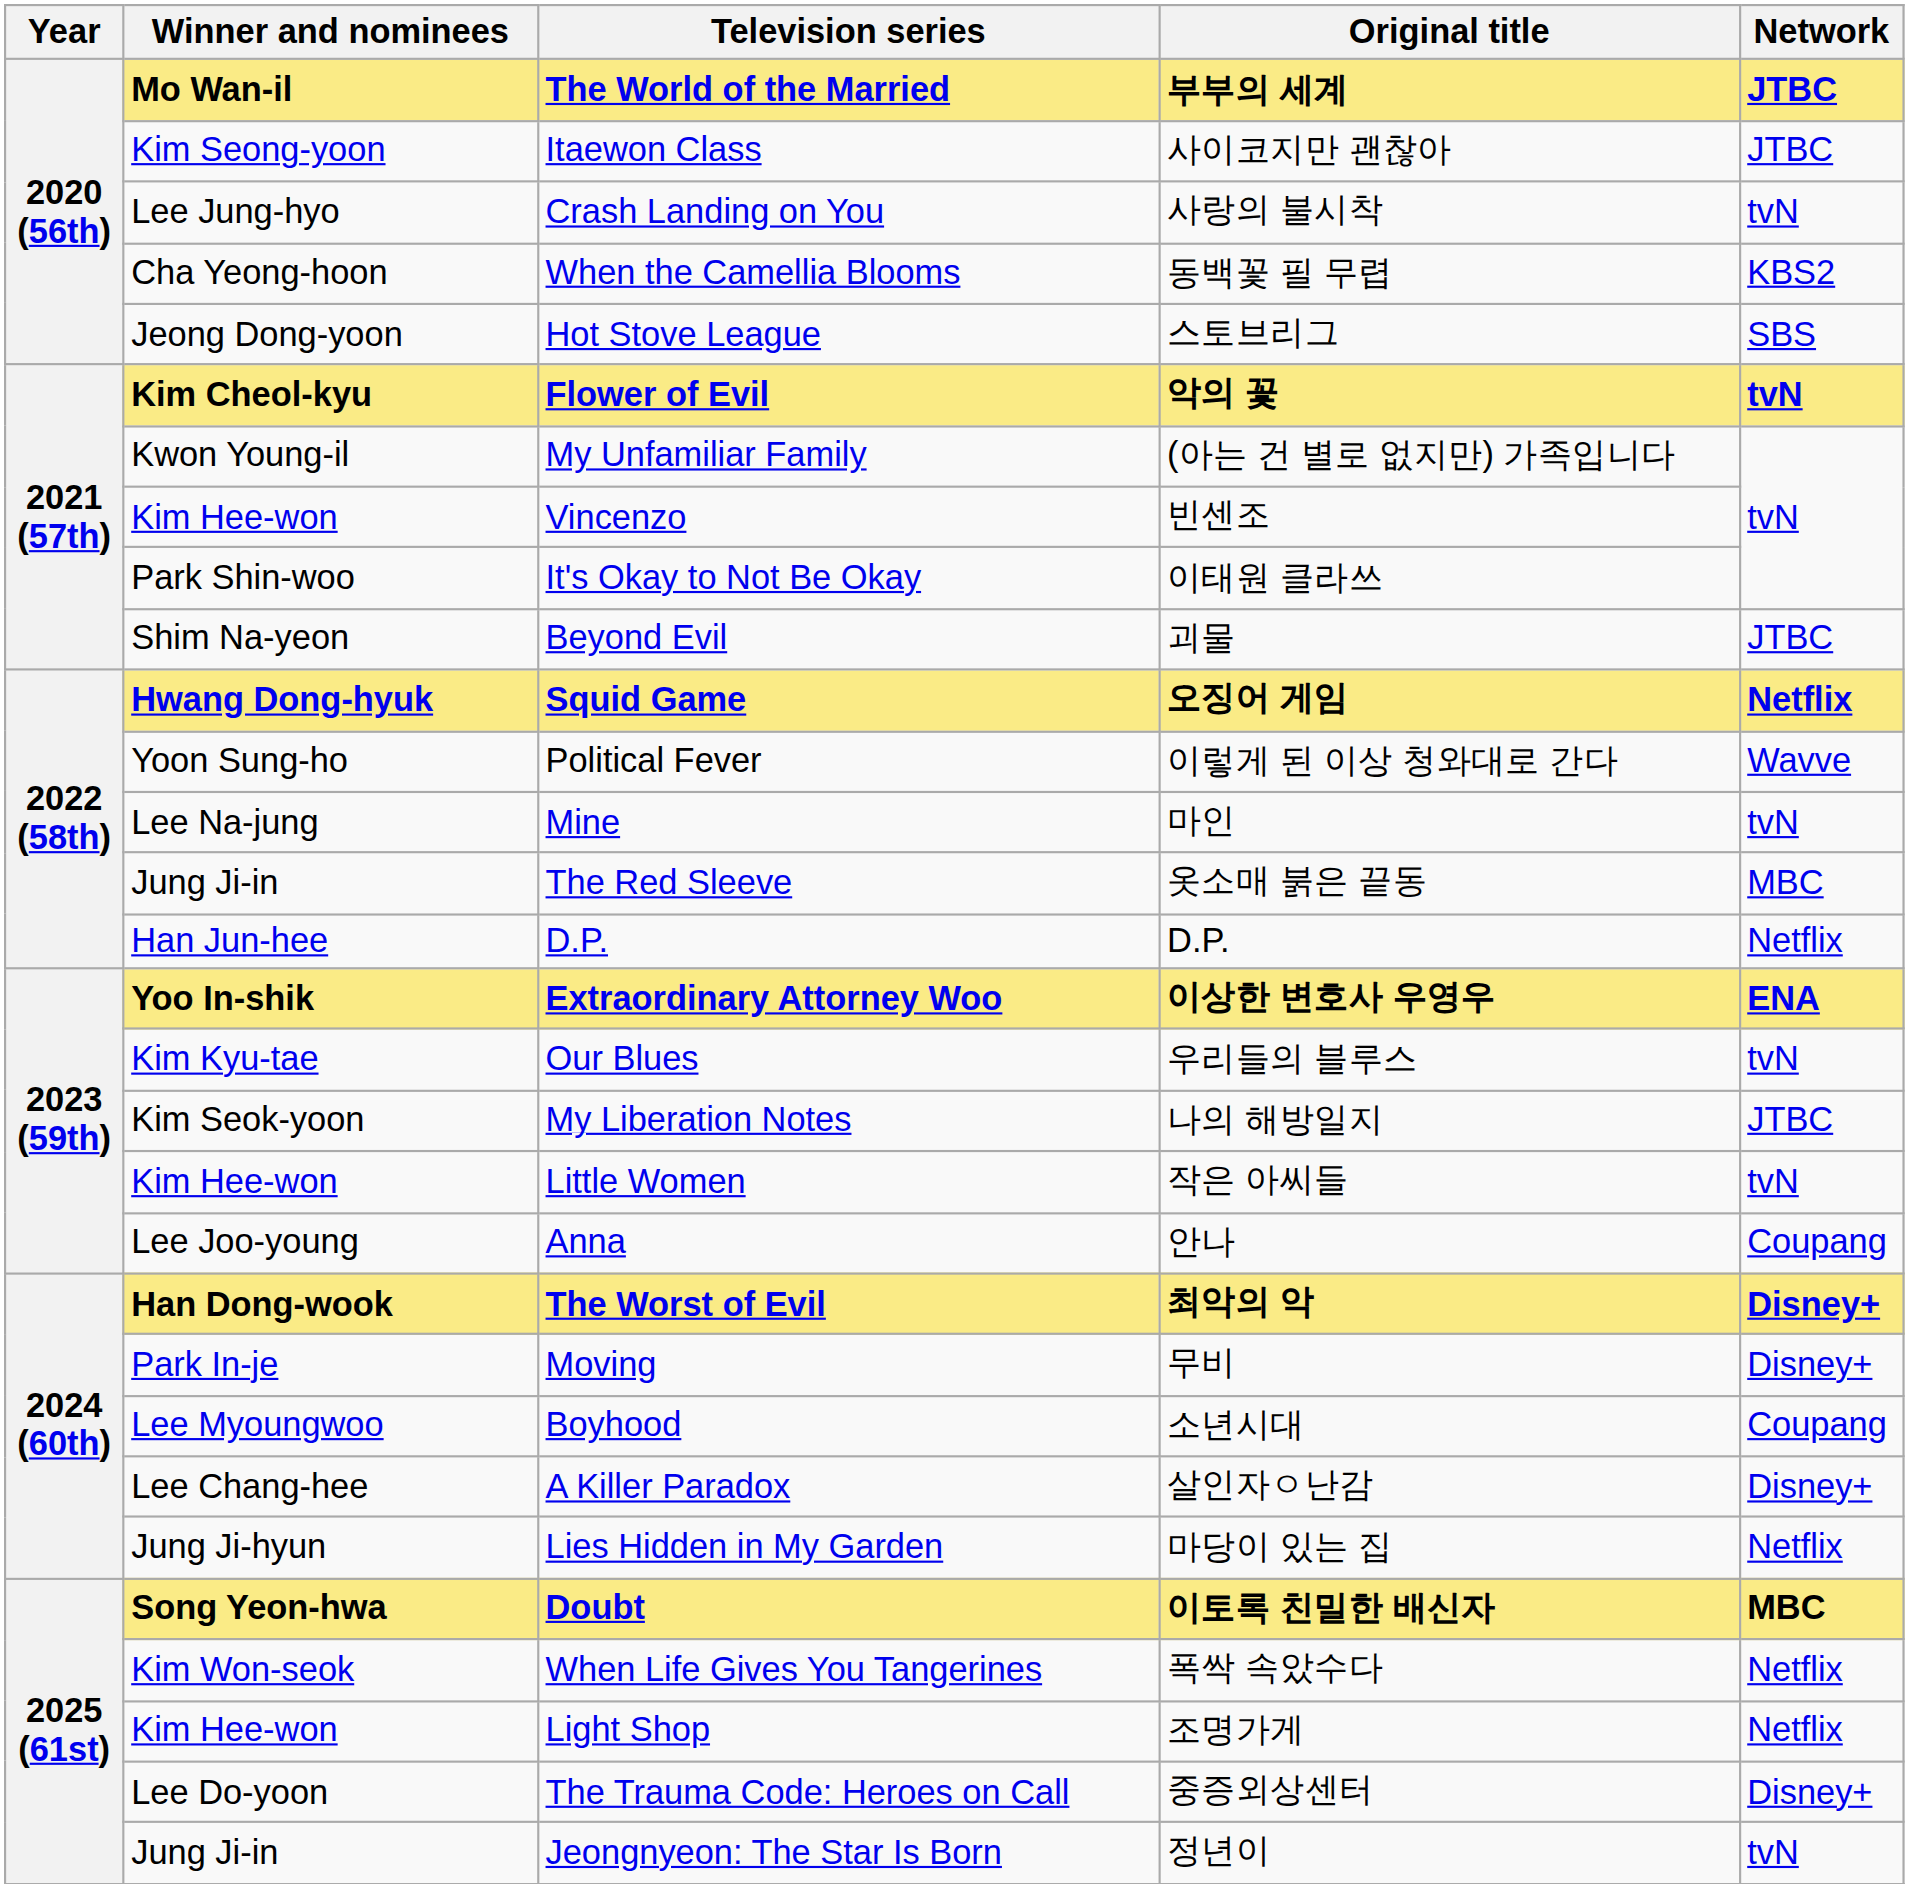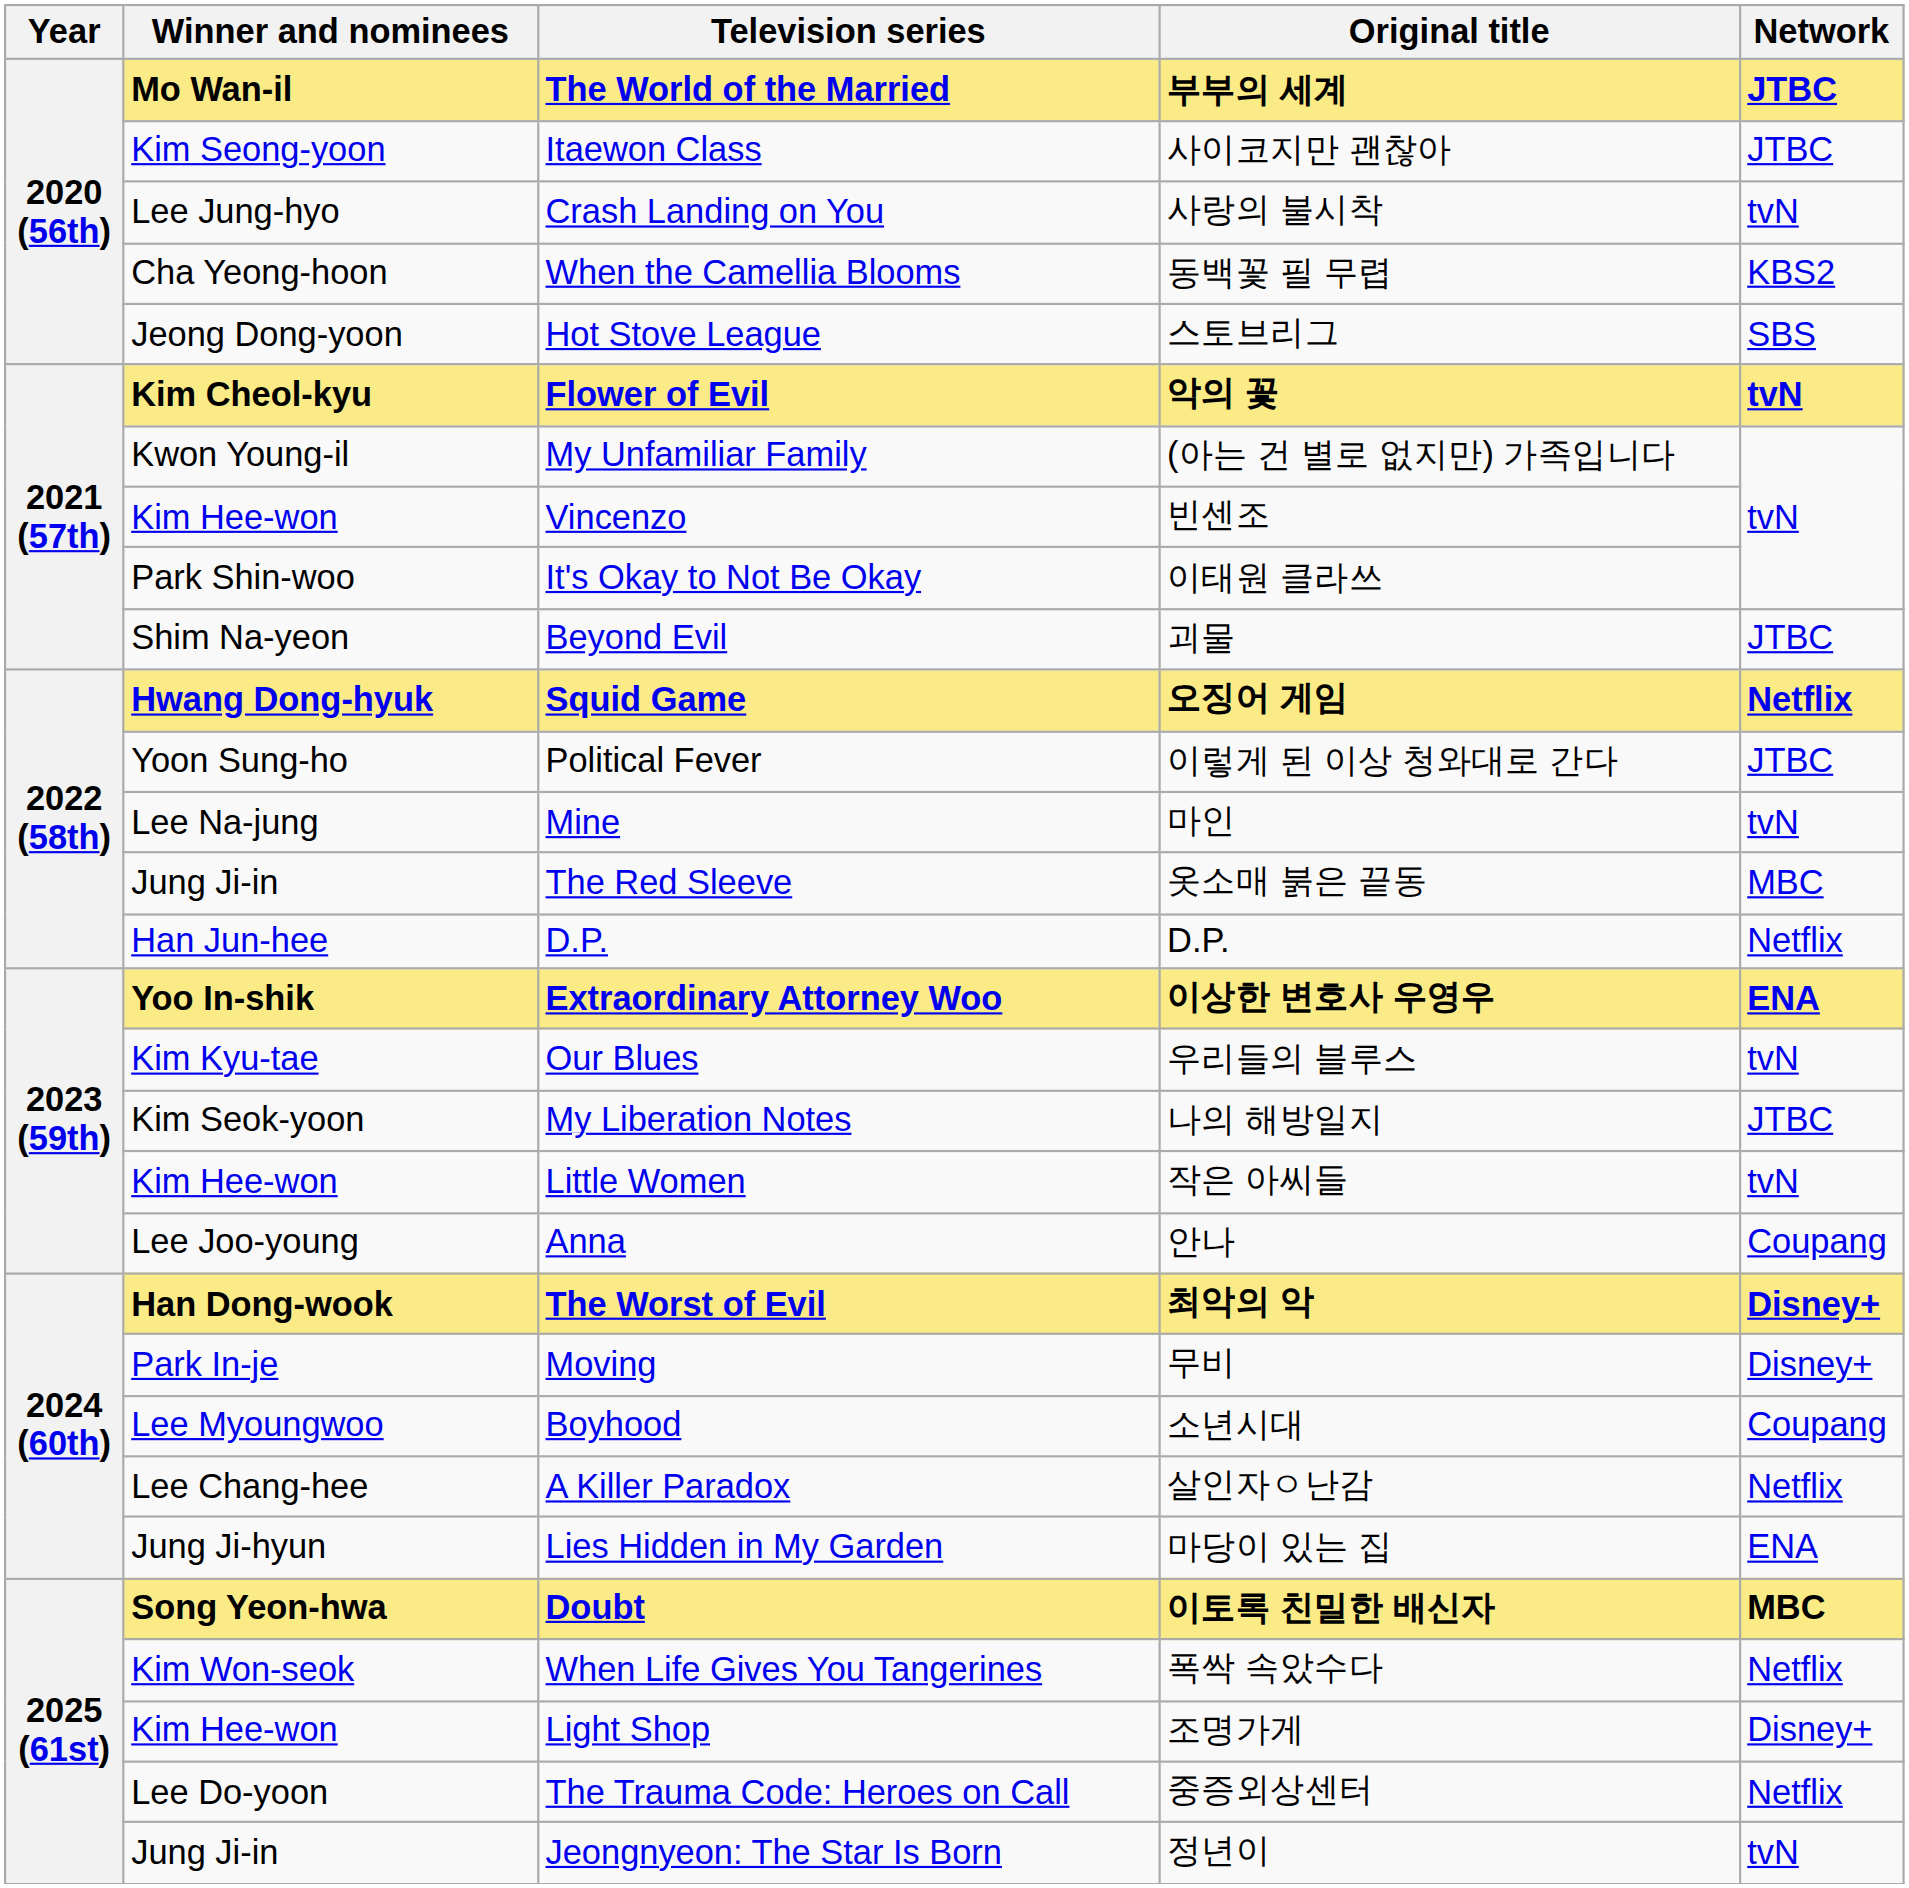(1799, 760) Wavve -> (1790, 760) JTBC
(1810, 1486) Disney+ -> (1795, 1486) Netflix
(1795, 1547) Netflix -> (1783, 1547) ENA
(1795, 1730) Netflix -> (1810, 1730) Disney+
(1810, 1791) Disney+ -> (1795, 1791) Netflix
